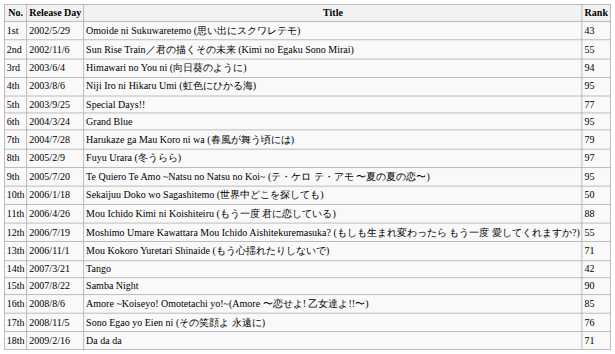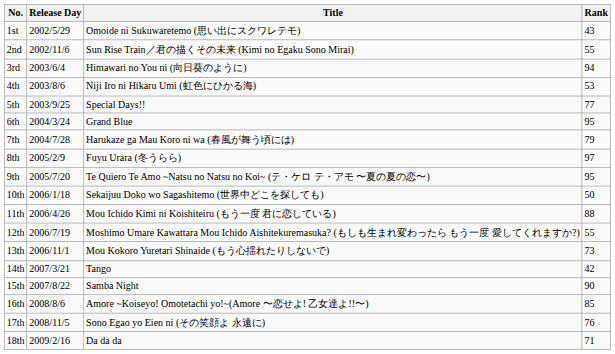(590, 86) 95 -> (590, 86) 53
(590, 251) 71 -> (590, 251) 73
